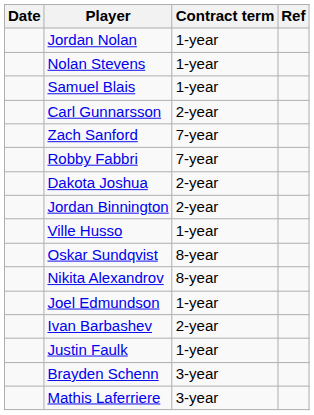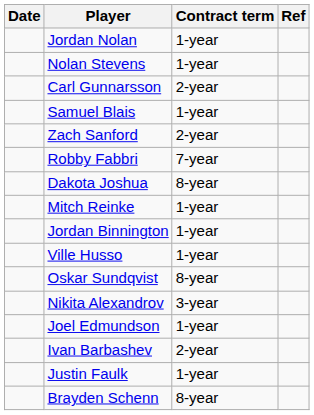rows swapped: (104, 111) <-> (91, 87)
(197, 135) 7-year -> (197, 135) 2-year
(197, 183) 2-year -> (197, 183) 8-year
+ row: (91, 207)
(197, 207) 2-year -> (197, 231) 1-year
(197, 278) 8-year -> (197, 302) 3-year
(197, 374) 3-year -> (197, 398) 8-year
- row: (104, 398)
